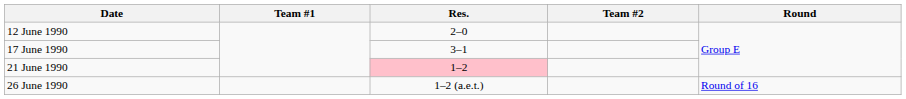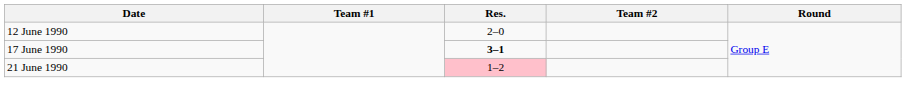(459, 49) normal -> (496, 49) bold
- row: (37, 85)
